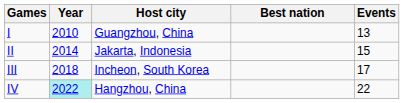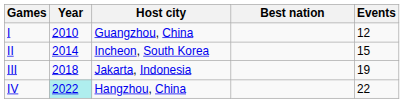(364, 32) 13 -> (364, 32) 12
(143, 51) Jakarta, Indonesia -> (152, 51) Incheon, South Korea
(152, 70) Incheon, South Korea -> (143, 70) Jakarta, Indonesia
(364, 70) 17 -> (364, 70) 19
